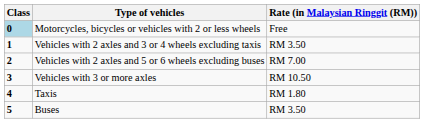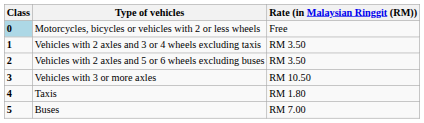(287, 61) RM 7.00 -> (287, 61) RM 3.50
(287, 110) RM 3.50 -> (287, 110) RM 7.00
